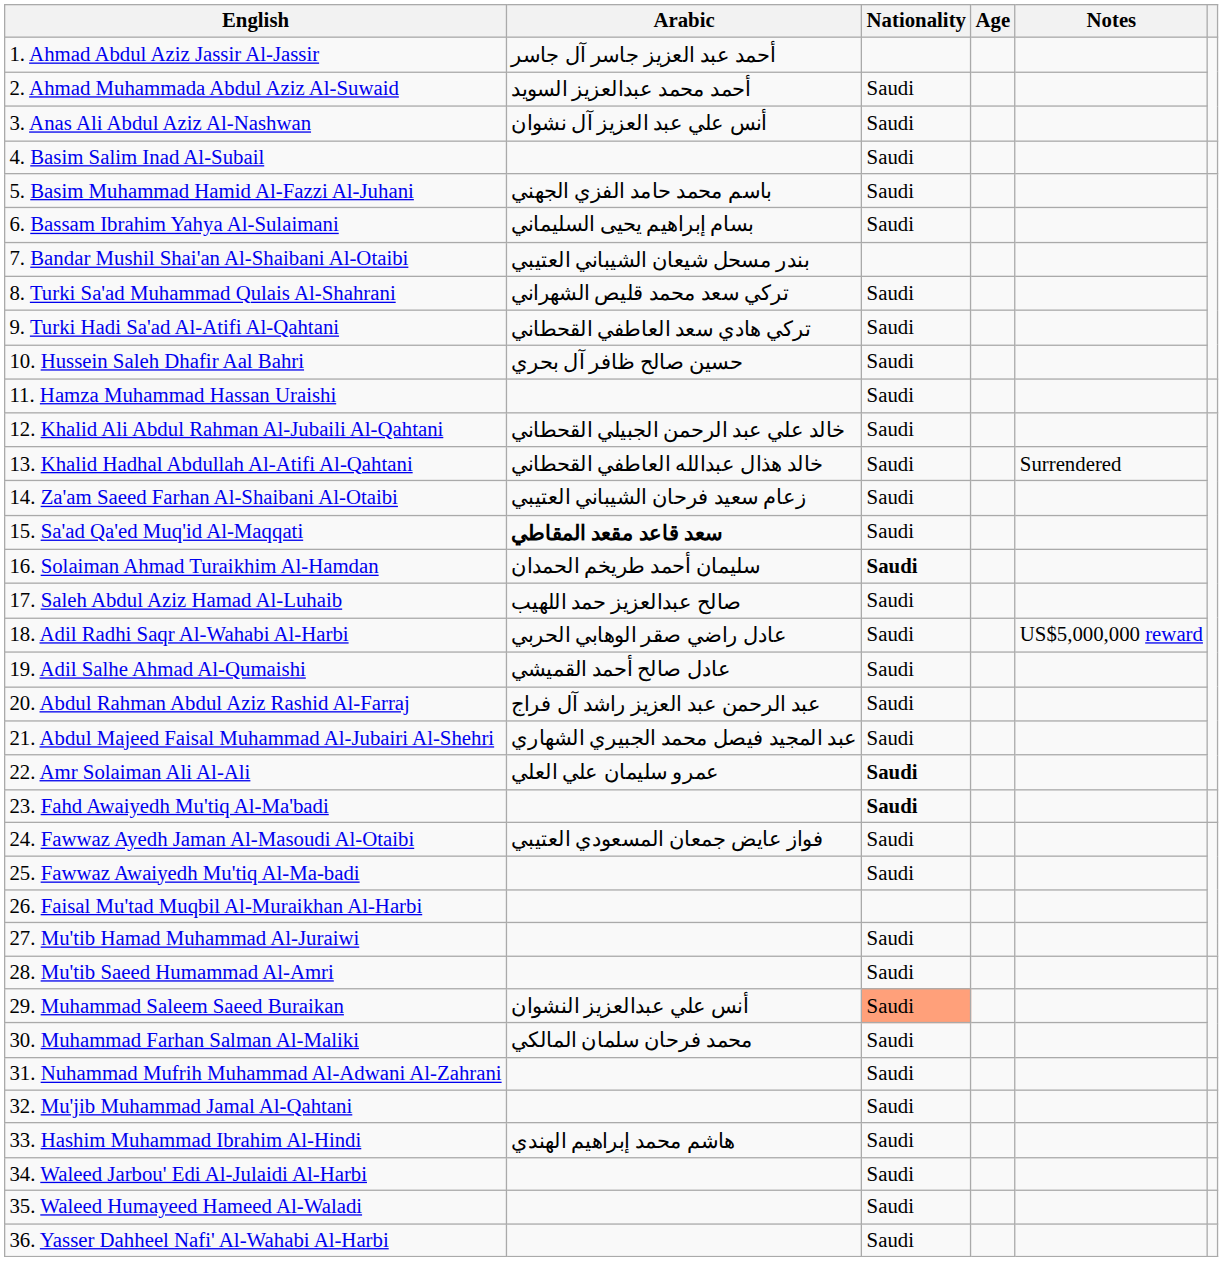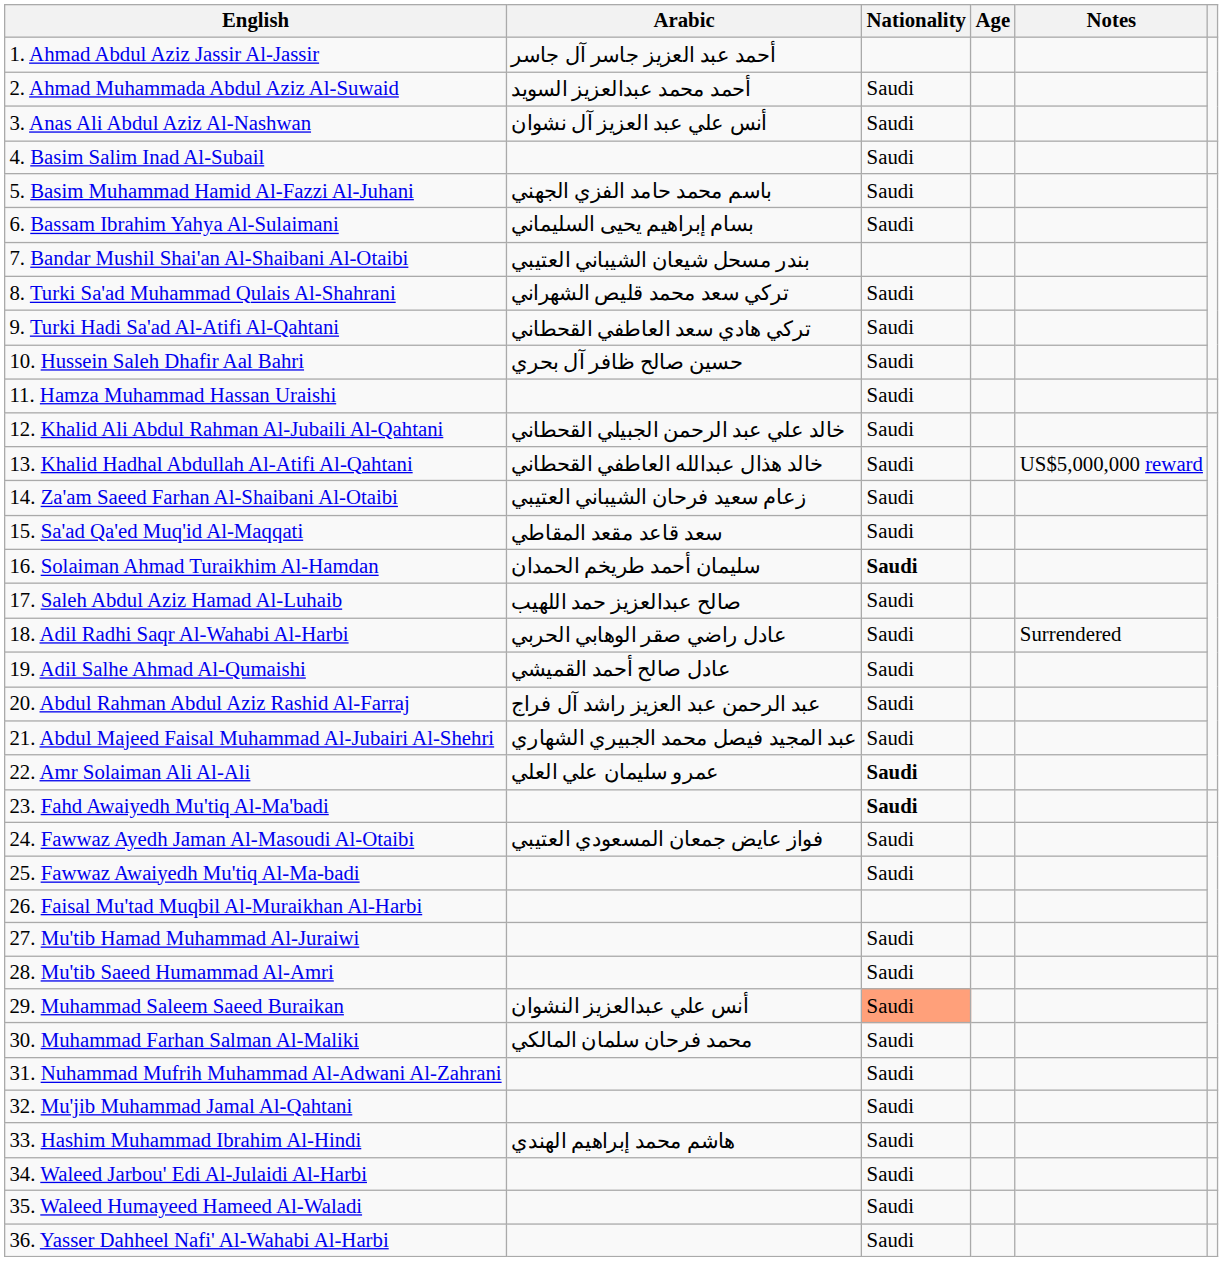(1071, 463) Surrendered -> (1111, 463) US$5,000,000 reward
(617, 532) bold -> (617, 532) normal
(1111, 634) US$5,000,000 reward -> (1071, 634) Surrendered
